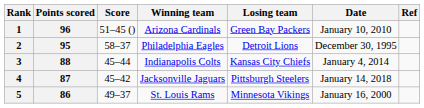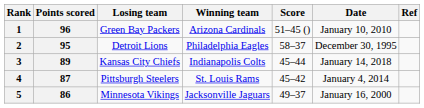columns swapped: (117, 12) <-> (270, 12)
(65, 62) 88 -> (65, 62) 89
(356, 62) January 4, 2014 -> (356, 62) January 14, 2018
(183, 78) Jacksonville Jaguars -> (227, 78) St. Louis Rams
(356, 78) January 14, 2018 -> (356, 78) January 4, 2014
(183, 95) St. Louis Rams -> (227, 95) Jacksonville Jaguars
